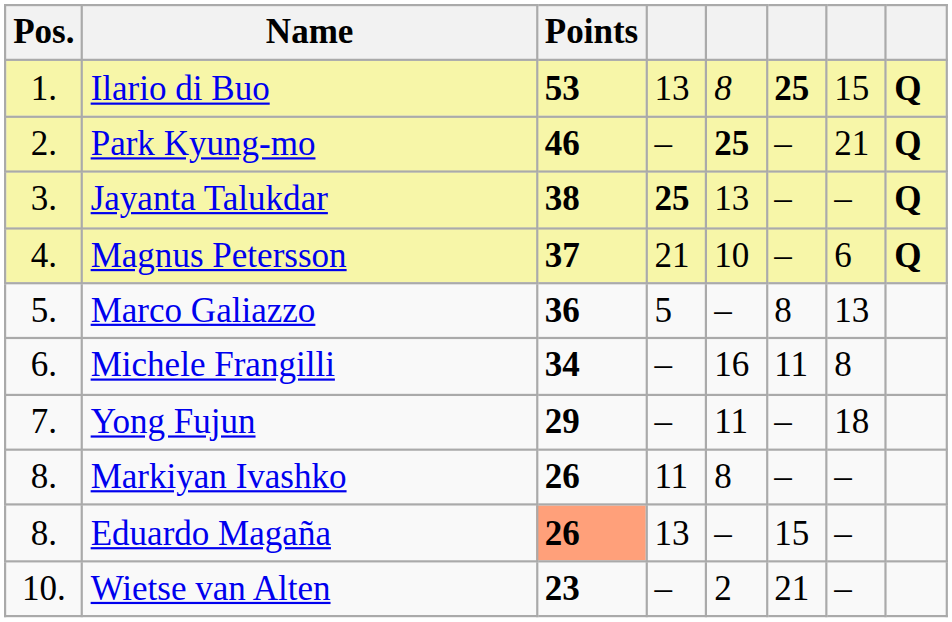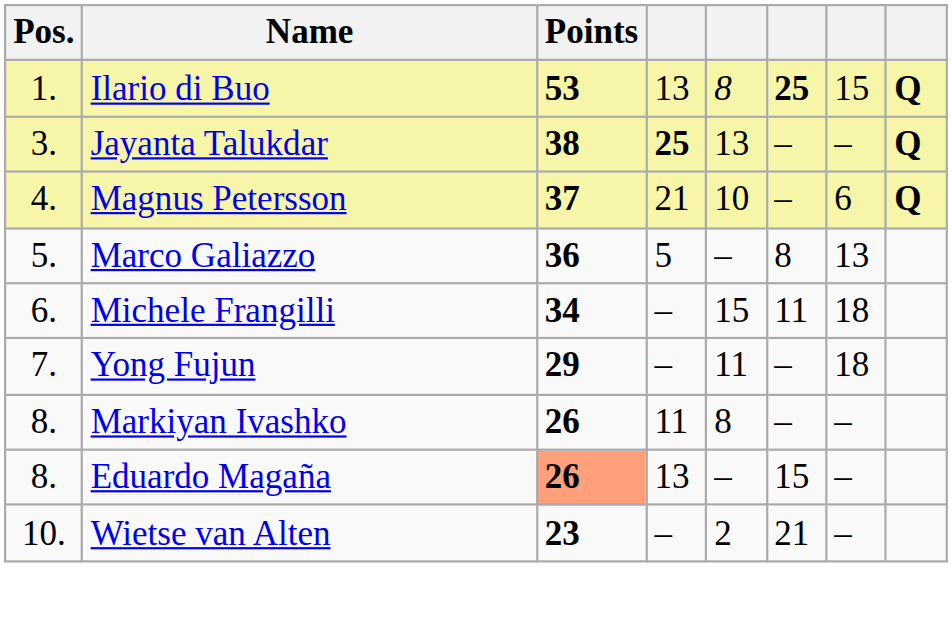- row: (203, 143)
(732, 365) 16 -> (732, 310) 15
(843, 365) 8 -> (852, 310) 18
